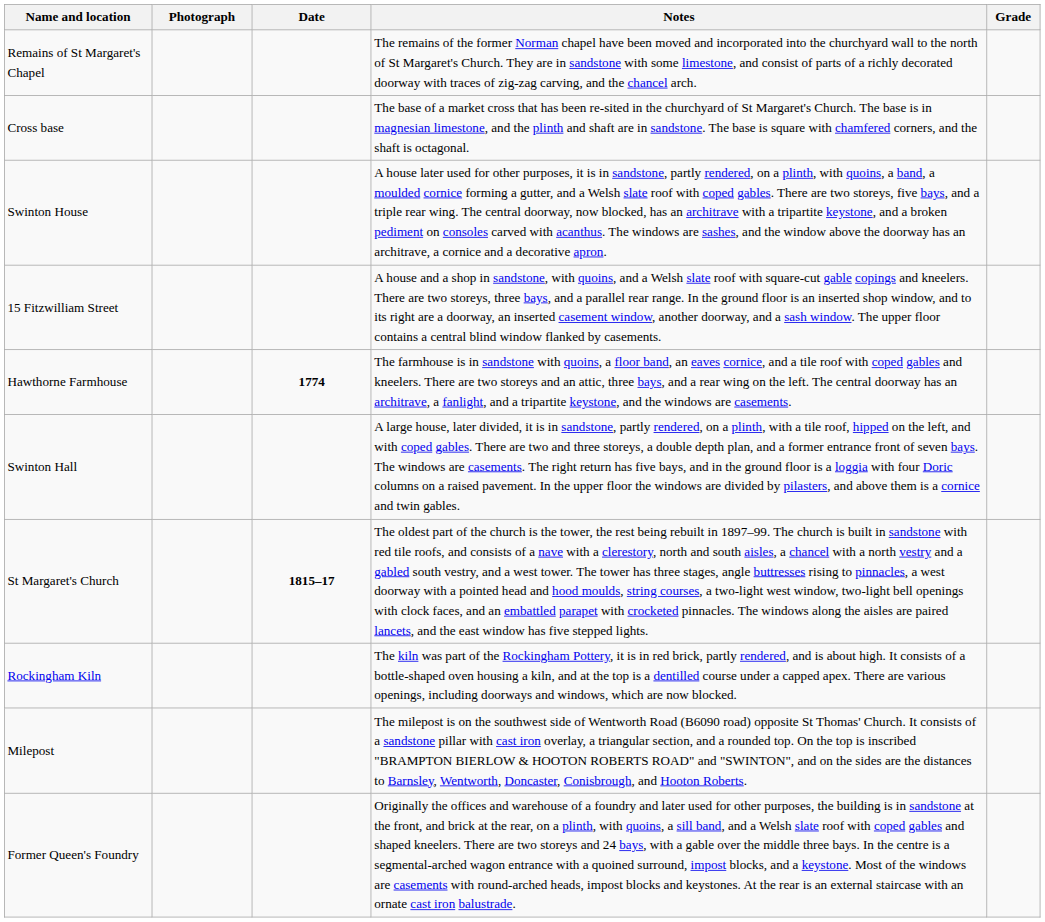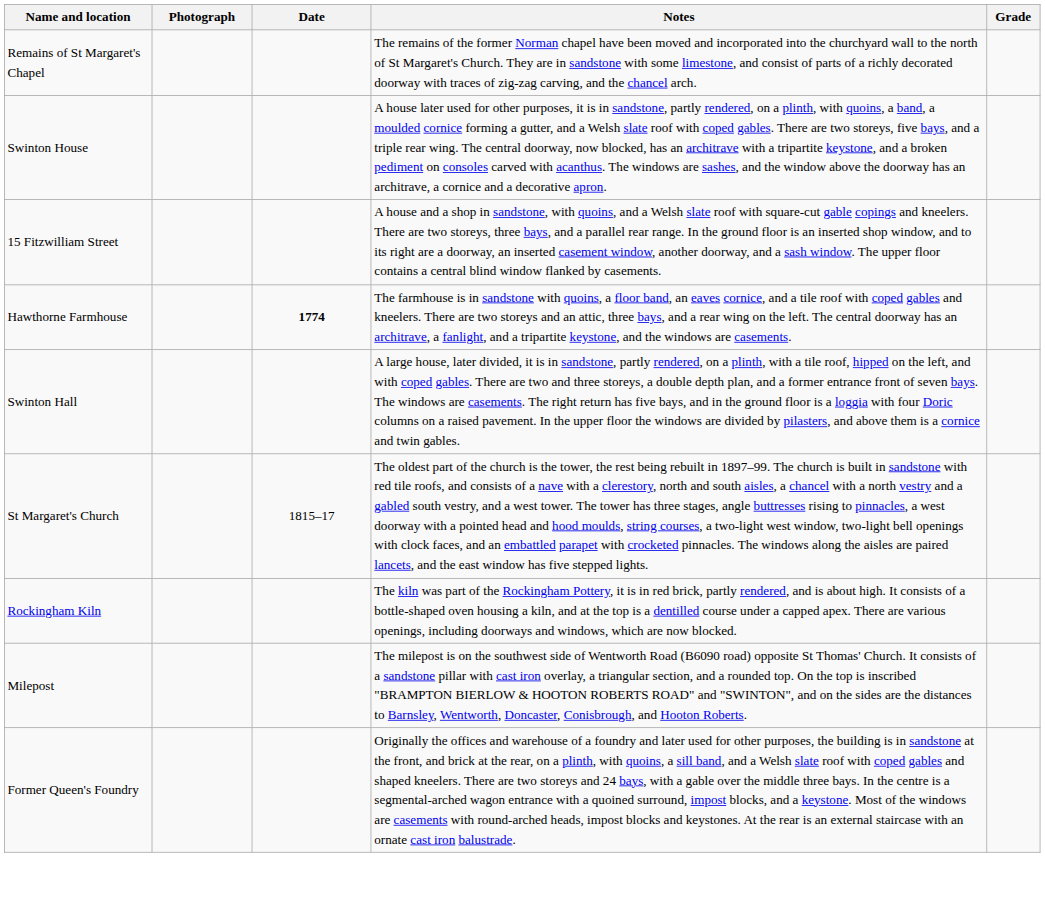- row: (36, 127)
(312, 581) bold -> (312, 516) normal
